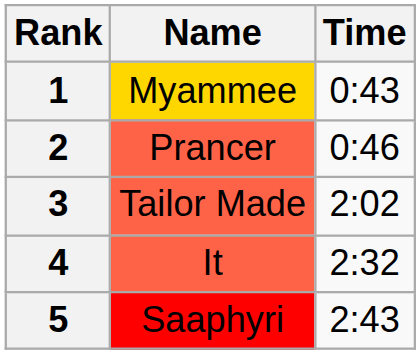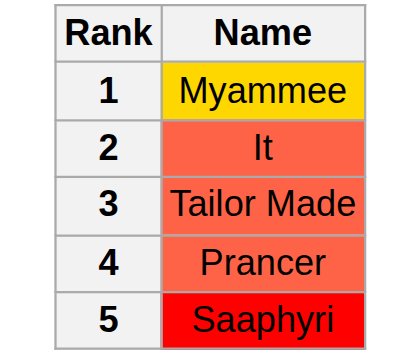- column: (365, 33)
(213, 147) Prancer -> (263, 147) It
(213, 262) It -> (263, 262) Prancer
